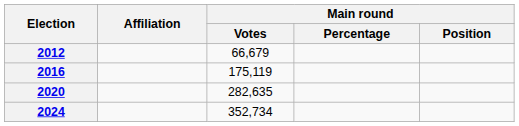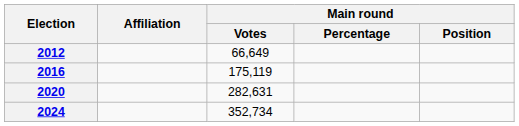(250, 53) 66,679 -> (250, 53) 66,649
(250, 92) 282,635 -> (250, 92) 282,631
